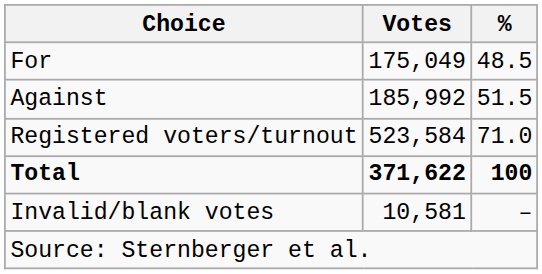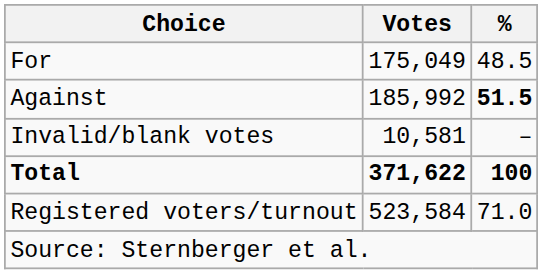(505, 99) normal -> (505, 99) bold
rows swapped: (142, 212) <-> (184, 137)
